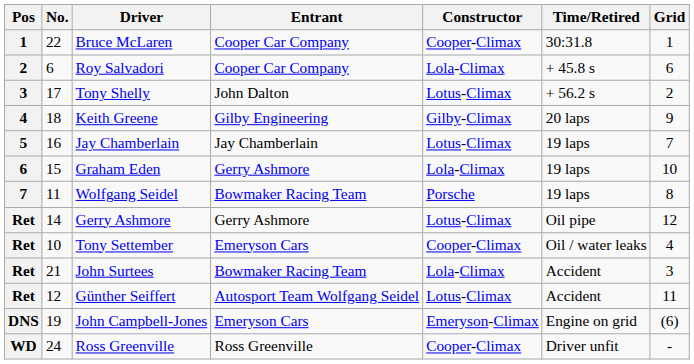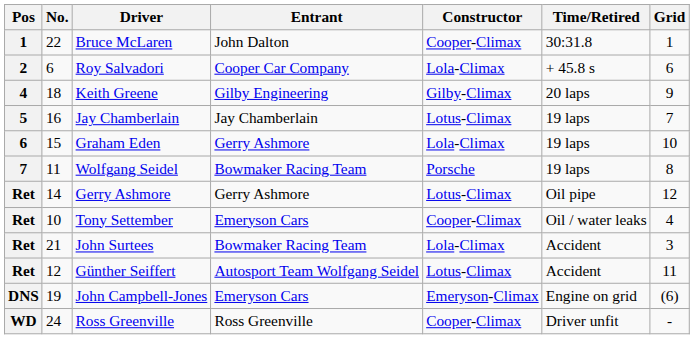(282, 42) Cooper Car Company -> (252, 42) John Dalton
- row: (113, 93)
